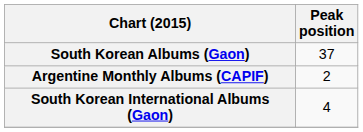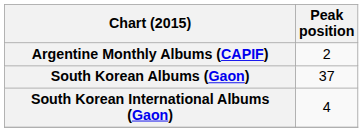rows swapped: (150, 76) <-> (150, 54)
